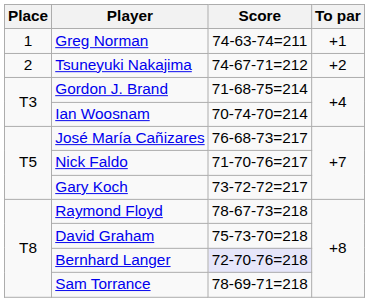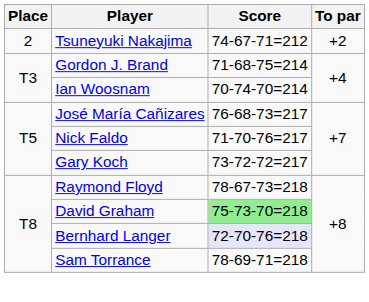- row: (102, 41)
(260, 235) no background -> (260, 211) lightgreen background
